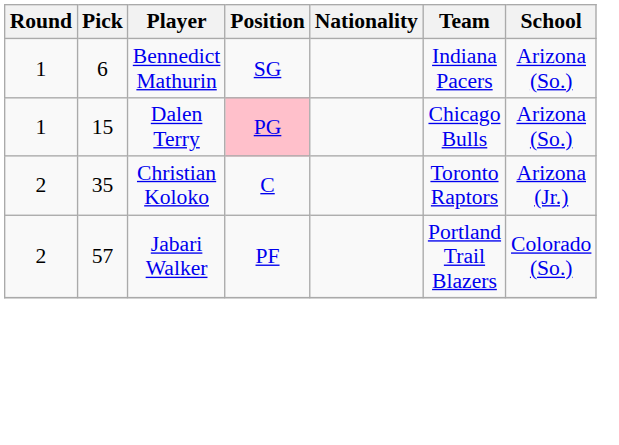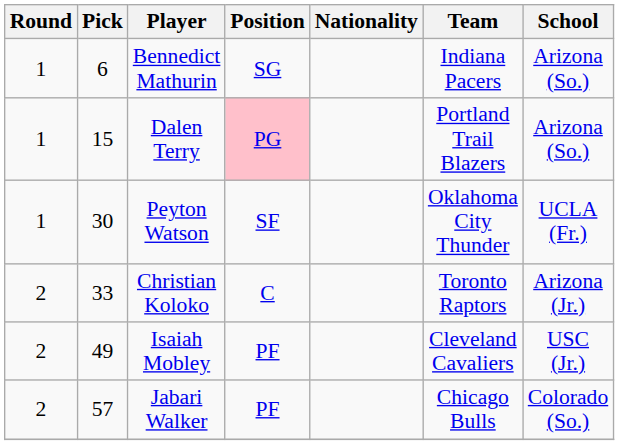(464, 126) Chicago Bulls -> (473, 138) Portland Trail Blazers
+ row: (177, 221)
(102, 185) 35 -> (102, 292) 33
+ row: (177, 350)
(464, 255) Portland Trail Blazers -> (473, 409) Chicago Bulls
